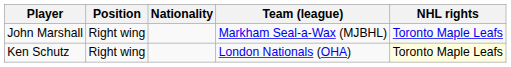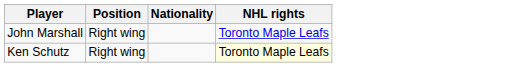- column: (303, 14)
